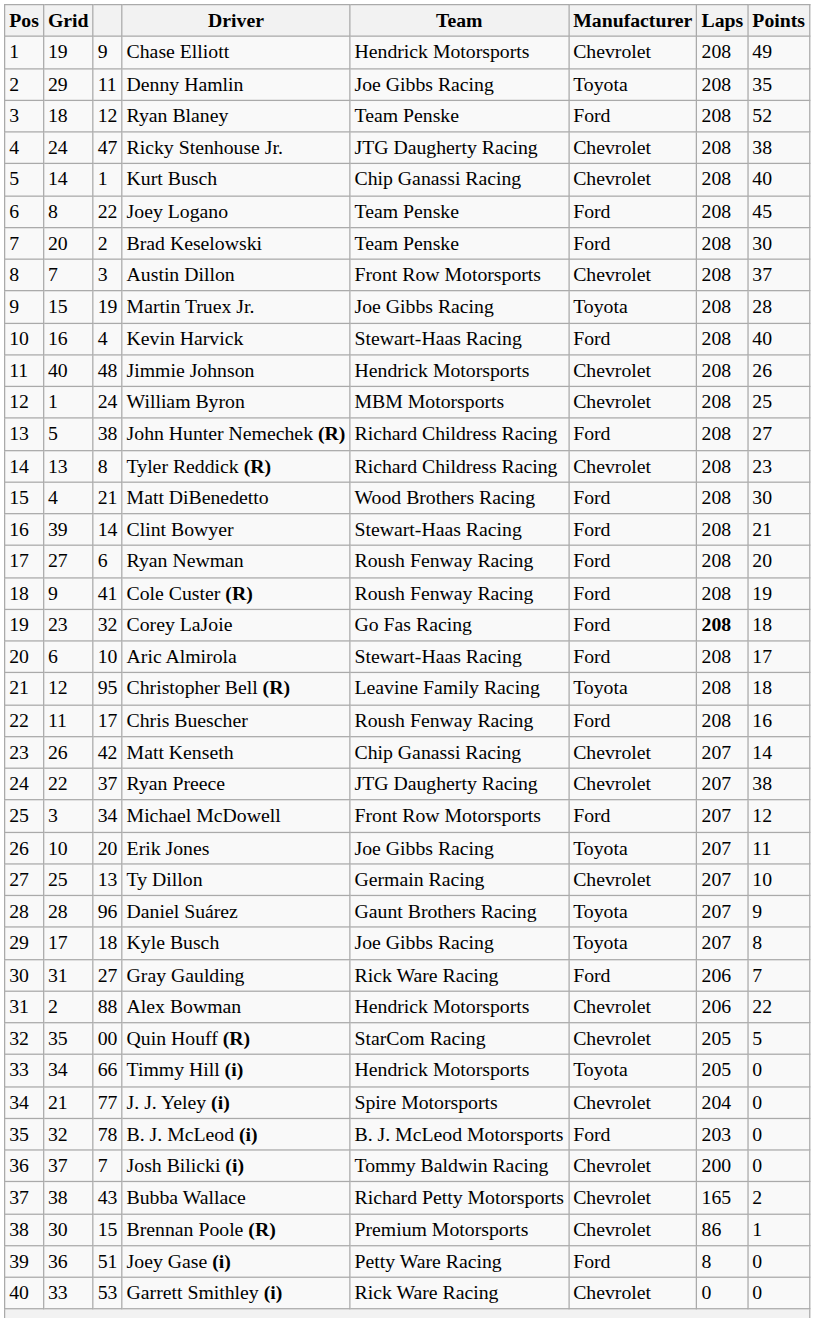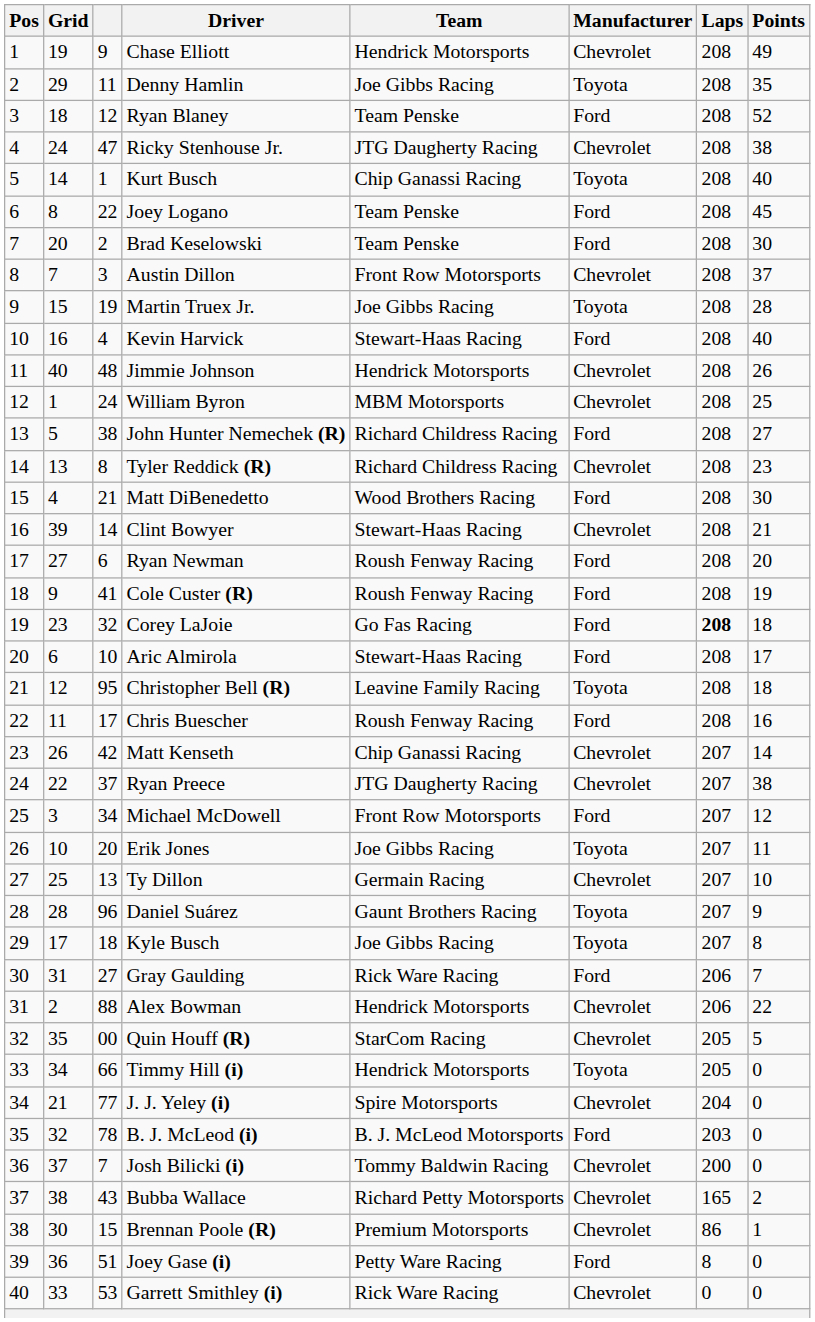(612, 179) Chevrolet -> (600, 179) Toyota
(592, 529) Ford -> (612, 529) Chevrolet
